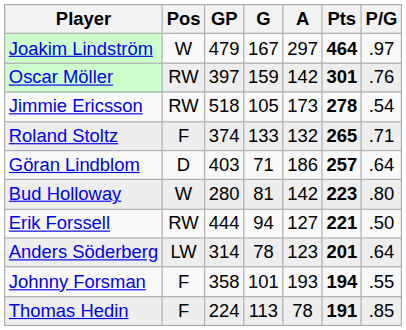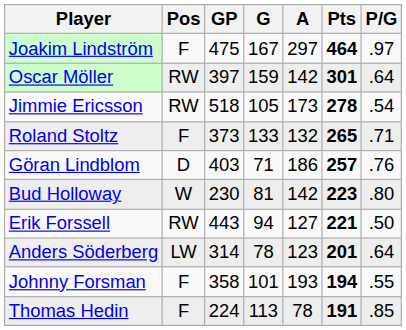(183, 48) W -> (184, 48) F
(224, 48) 479 -> (224, 48) 475
(381, 77) .76 -> (381, 77) .64
(224, 135) 374 -> (224, 135) 373
(381, 164) .64 -> (381, 164) .76
(224, 194) 280 -> (224, 194) 230
(224, 223) 444 -> (224, 223) 443
